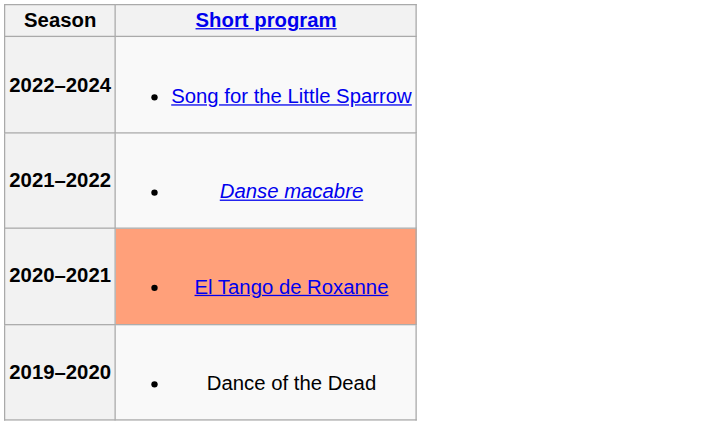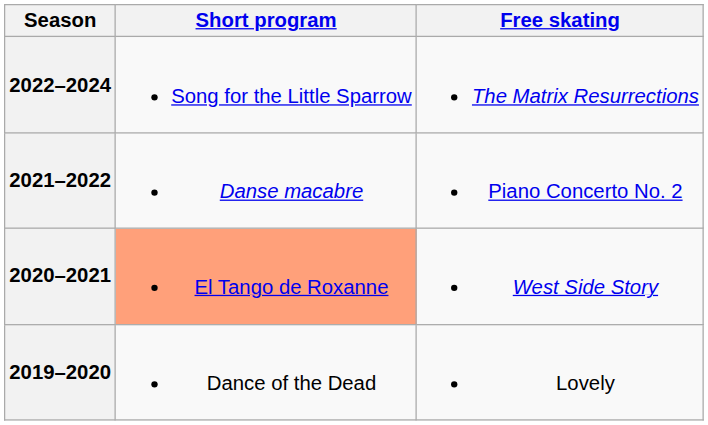+ column: (560, 20)
